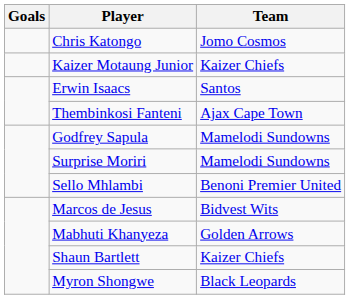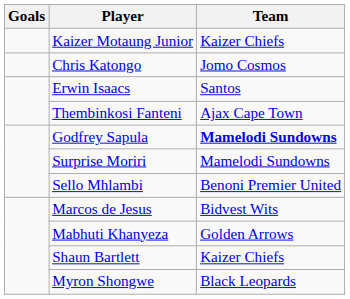rows swapped: (97, 40) <-> (123, 64)
(265, 137) normal -> (268, 137) bold
